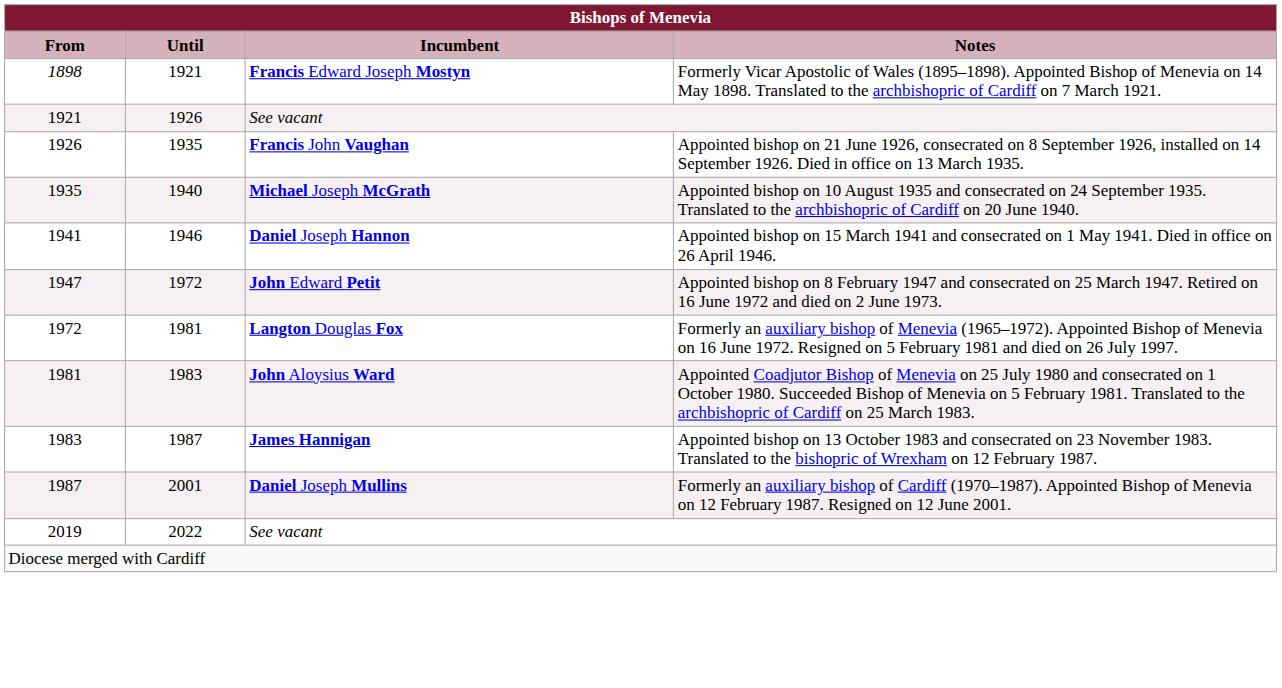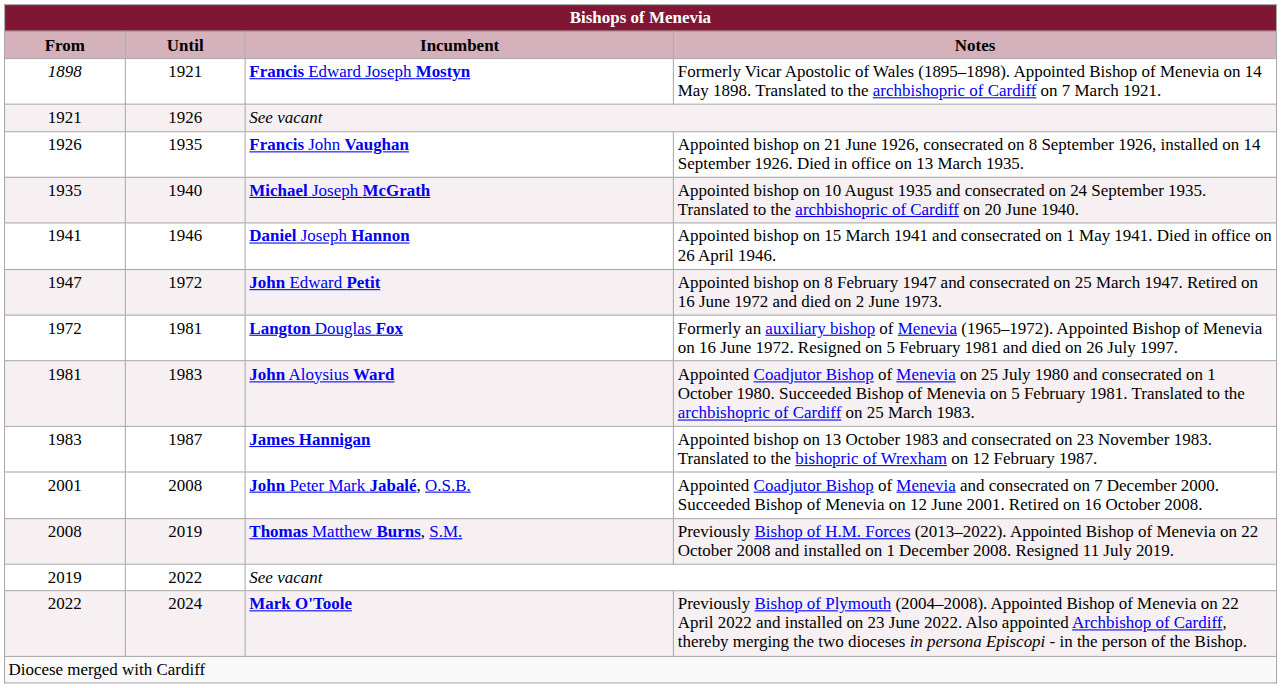- row: (65, 485)
+ row: (65, 485)
+ row: (65, 531)
+ row: (65, 604)
